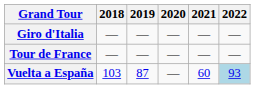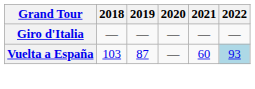- row: (50, 53)
